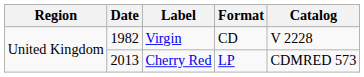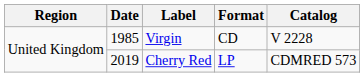(125, 38) 1982 -> (125, 38) 1985
(125, 60) 2013 -> (125, 60) 2019
